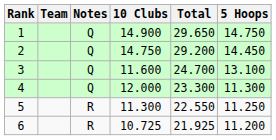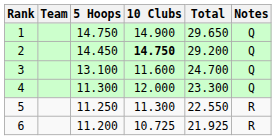columns swapped: (244, 14) <-> (90, 14)
(141, 51) normal -> (154, 51) bold
